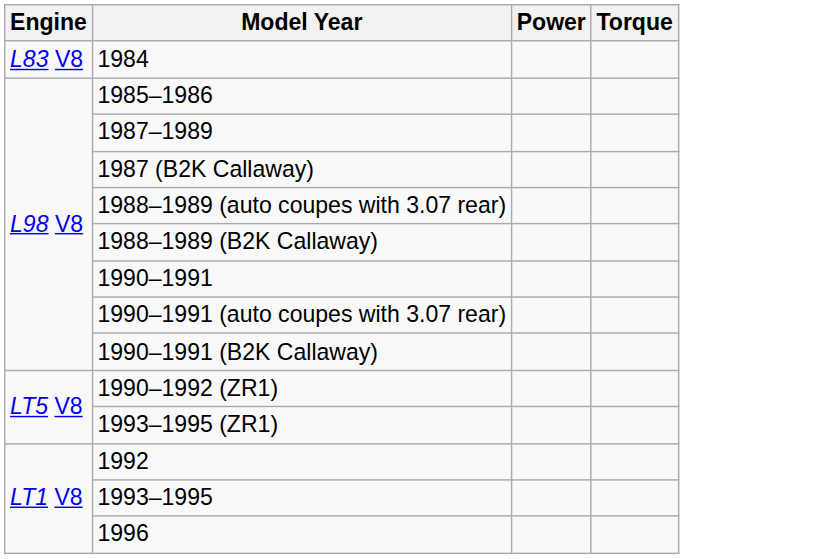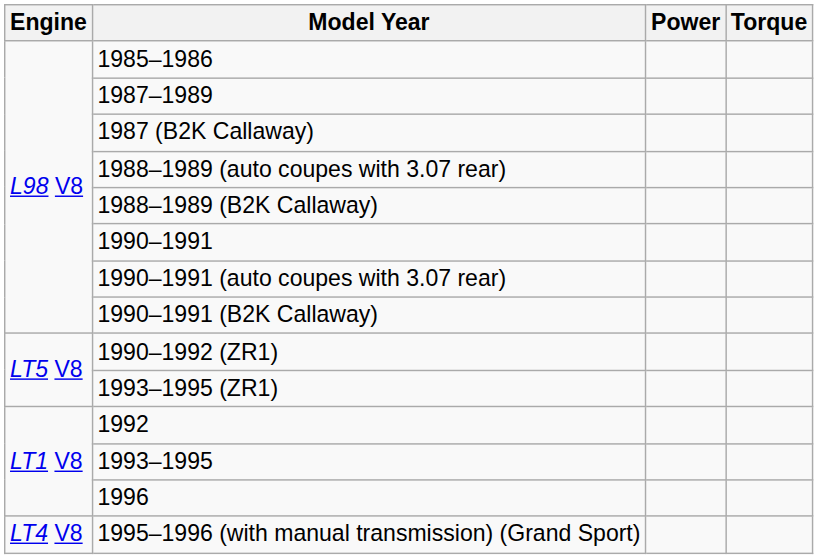- row: (123, 59)
+ row: (369, 534)
